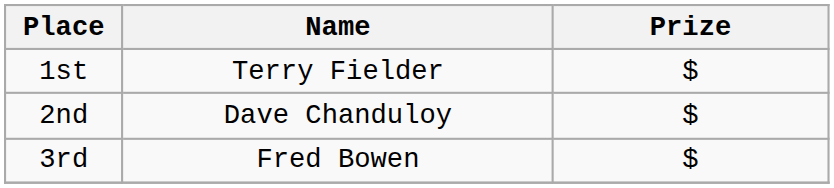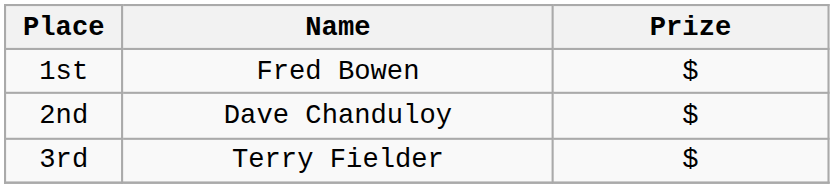(338, 71) Terry Fielder -> (338, 71) Fred Bowen
(338, 160) Fred Bowen -> (338, 160) Terry Fielder
